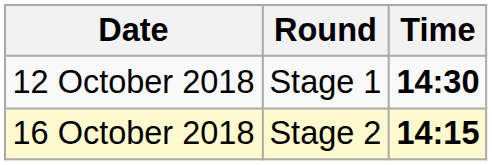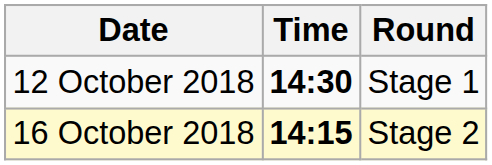columns swapped: (438, 30) <-> (325, 30)
